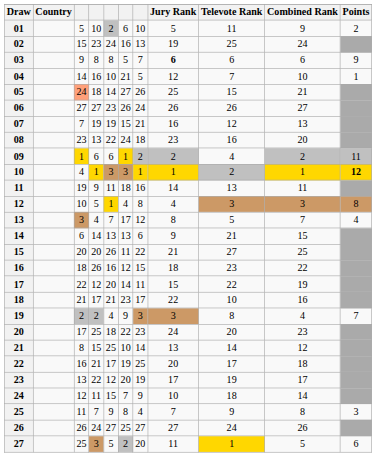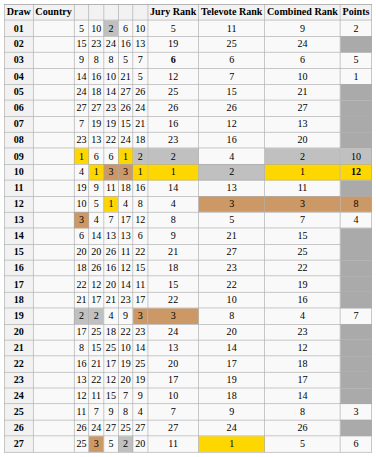(356, 60) 9 -> (356, 60) 5
(81, 92) lightsalmon background -> (81, 92) no background
(356, 156) 11 -> (356, 156) 10
